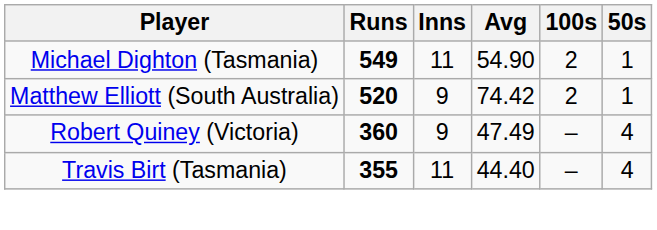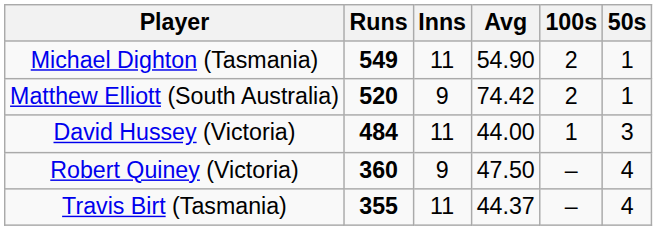+ row: (174, 133)
(506, 133) 47.49 -> (506, 170) 47.50
(506, 170) 44.40 -> (506, 206) 44.37
